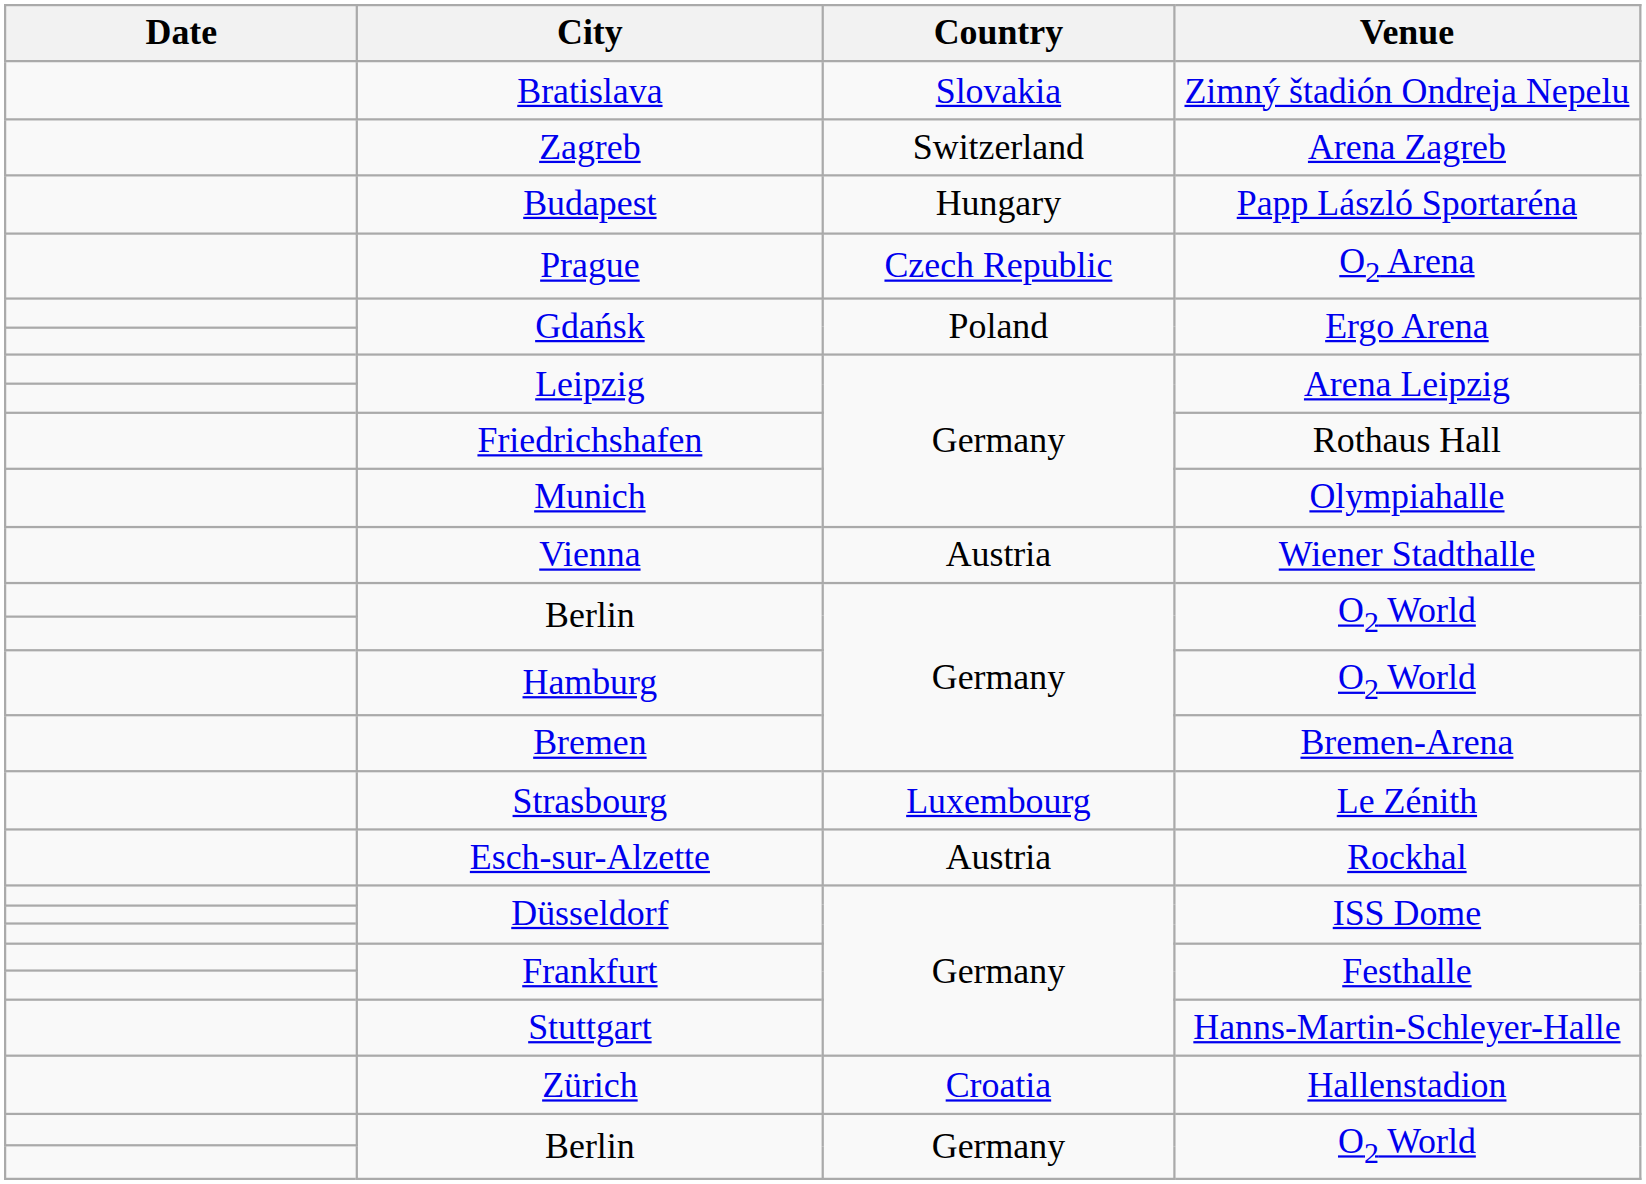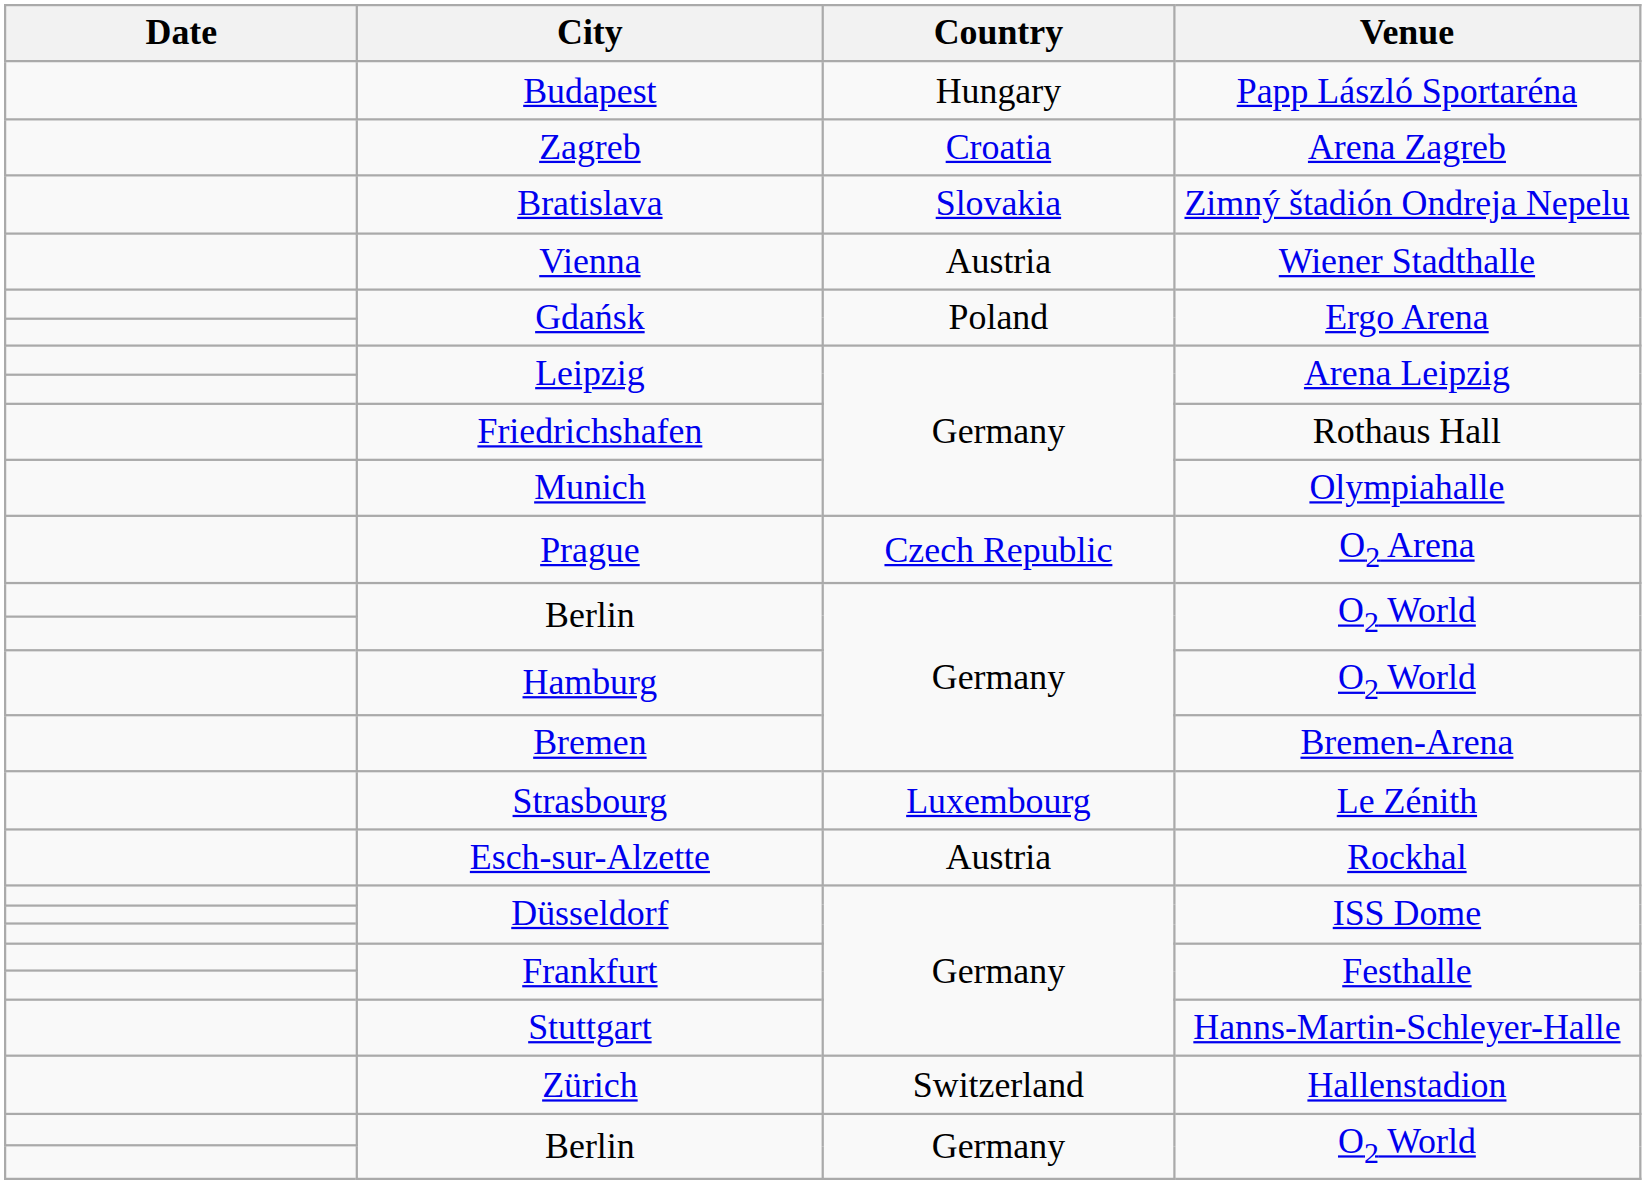rows swapped: (590, 89) <-> (590, 203)
(998, 146) Switzerland -> (998, 146) Croatia
rows swapped: (590, 264) <-> (590, 553)
(998, 1084) Croatia -> (998, 1084) Switzerland
